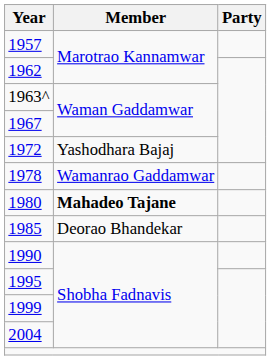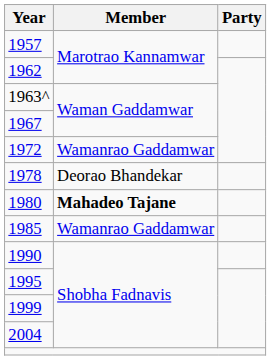(116, 149) Yashodhara Bajaj -> (136, 149) Wamanrao Gaddamwar
(136, 176) Wamanrao Gaddamwar -> (120, 176) Deorao Bhandekar
(120, 228) Deorao Bhandekar -> (136, 228) Wamanrao Gaddamwar
